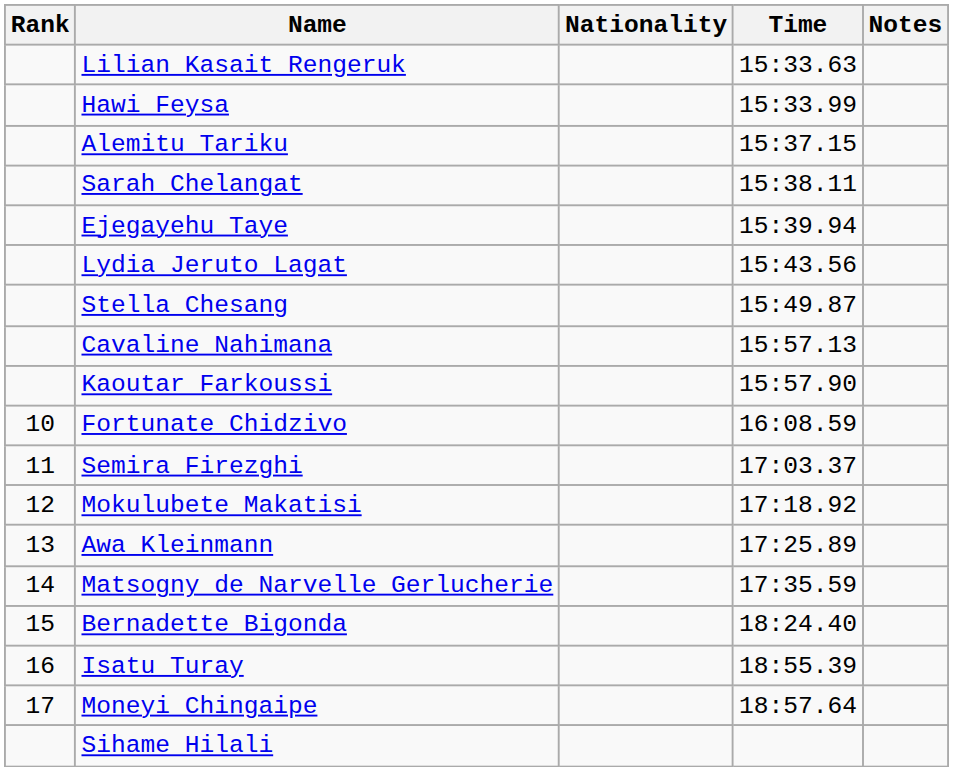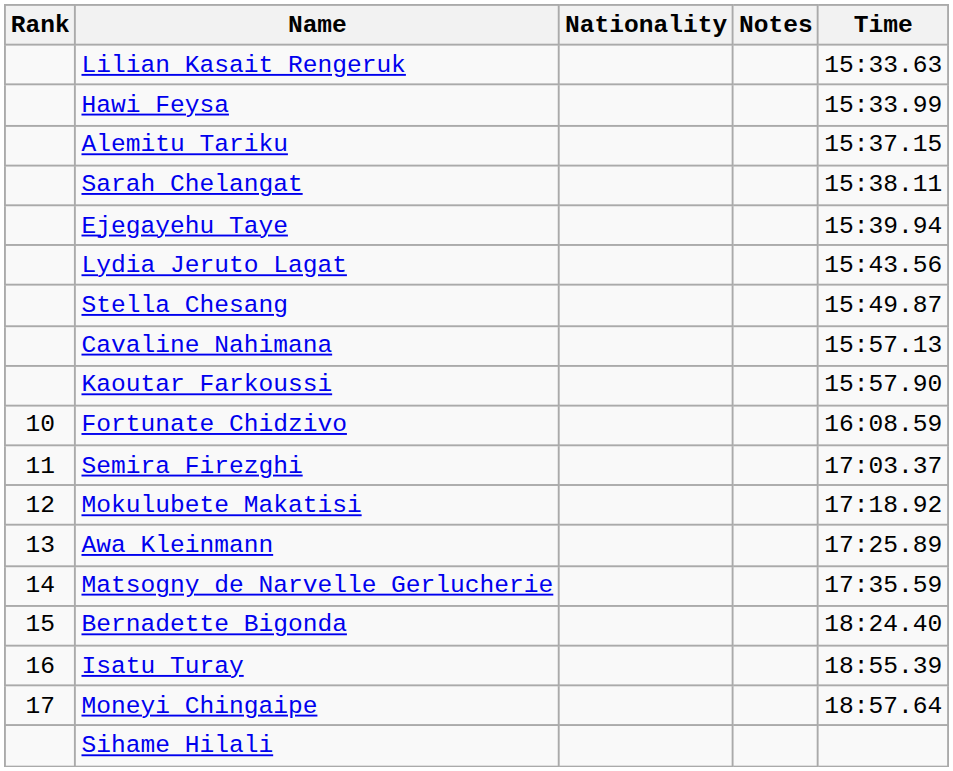columns swapped: (798, 25) <-> (905, 25)
